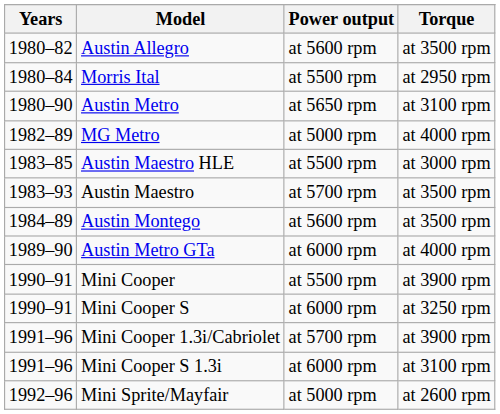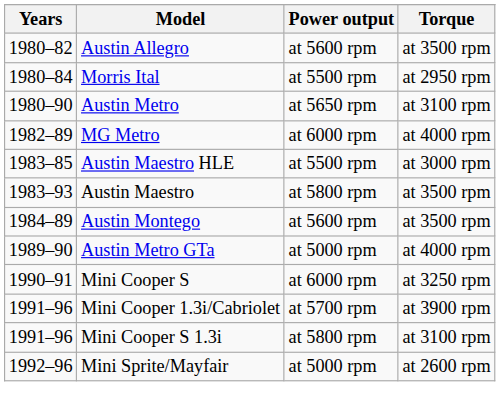(333, 134) at 5000 rpm -> (333, 134) at 6000 rpm
(333, 192) at 5700 rpm -> (333, 192) at 5800 rpm
(333, 250) at 6000 rpm -> (333, 250) at 5000 rpm
- row: (128, 279)
(333, 366) at 6000 rpm -> (333, 337) at 5800 rpm
